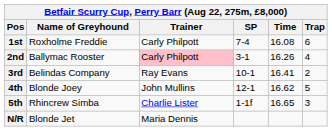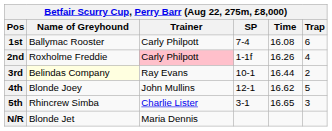(68, 42) Roxholme Freddie -> (67, 42) Ballymac Rooster
(67, 57) Ballymac Rooster -> (68, 57) Roxholme Freddie
(243, 57) 3-1 -> (244, 57) 1-1f
(69, 73) no background -> (69, 73) lightyellow background
(282, 73) 16.41 -> (282, 73) 16.44
(244, 103) 1-1f -> (243, 103) 3-1
